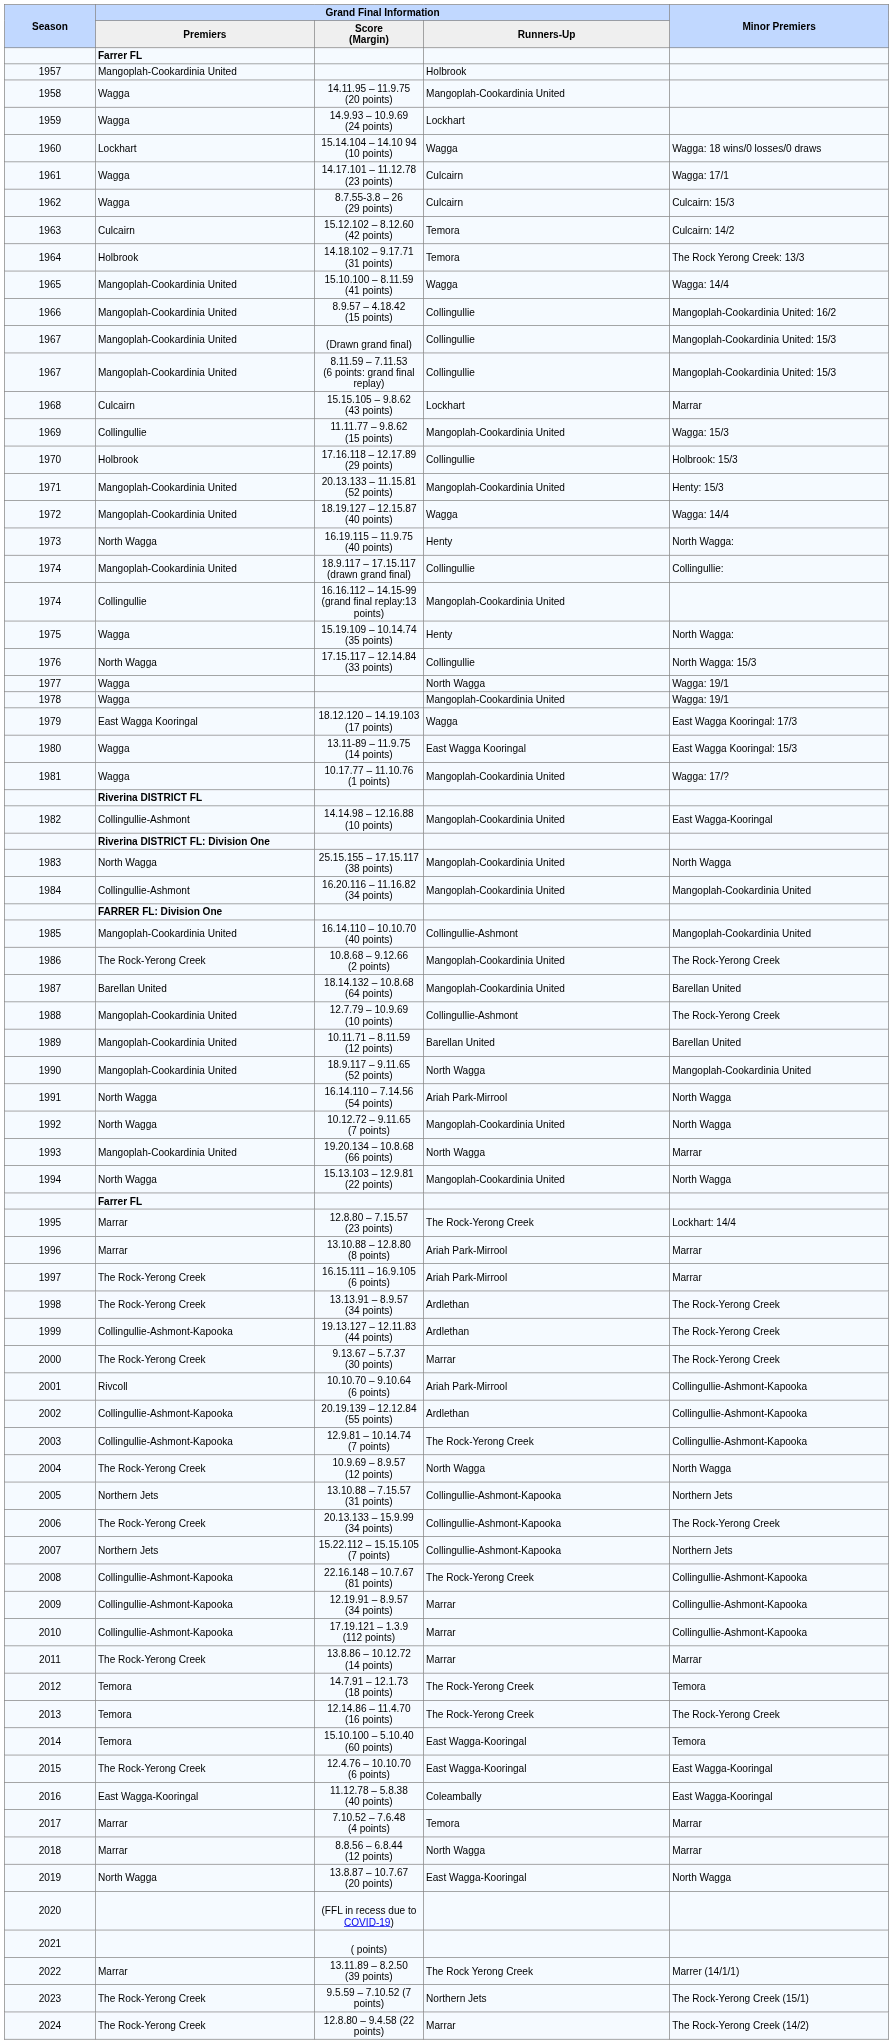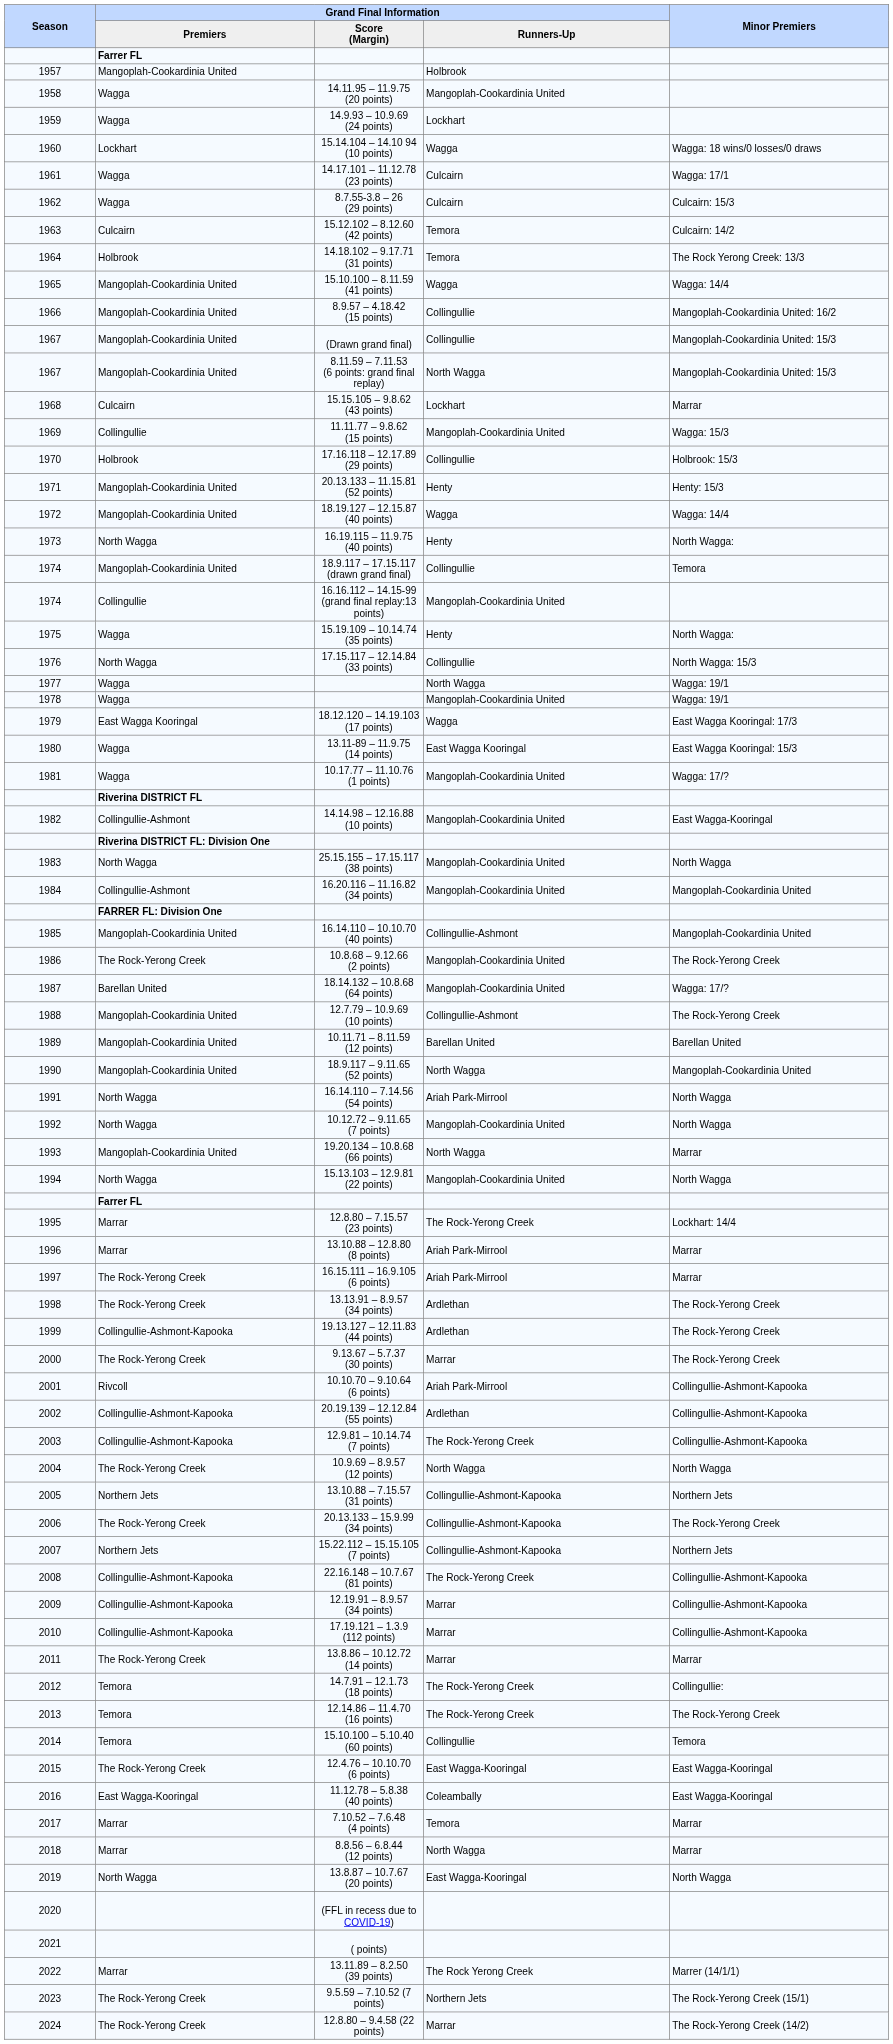(450, 372) Collingullie -> (456, 372) North Wagga
(495, 487) Mangoplah-Cookardinia United -> (439, 487) Henty
(698, 569) Collingullie: -> (689, 569) Temora
(707, 988) Barellan United -> (701, 988) Wagga: 17/?
(689, 1687) Temora -> (698, 1687) Collingullie:
(476, 1741) East Wagga-Kooringal -> (450, 1741) Collingullie
